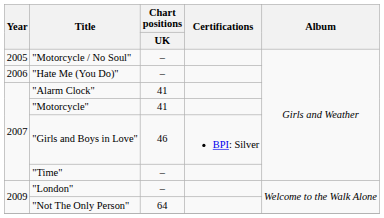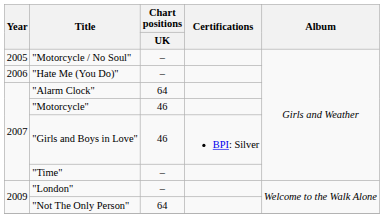(162, 90) 41 -> (162, 90) 64
(162, 106) 41 -> (162, 106) 46
